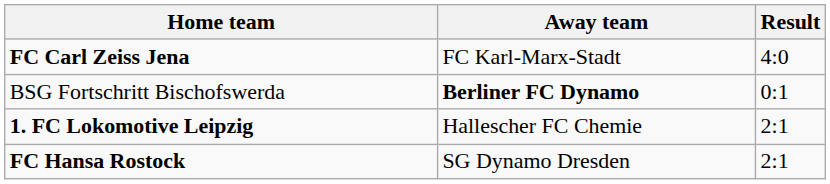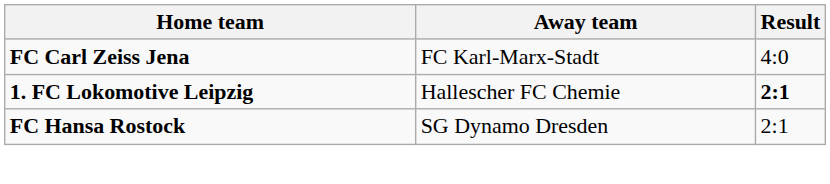- row: (147, 91)
(775, 126) normal -> (775, 91) bold
